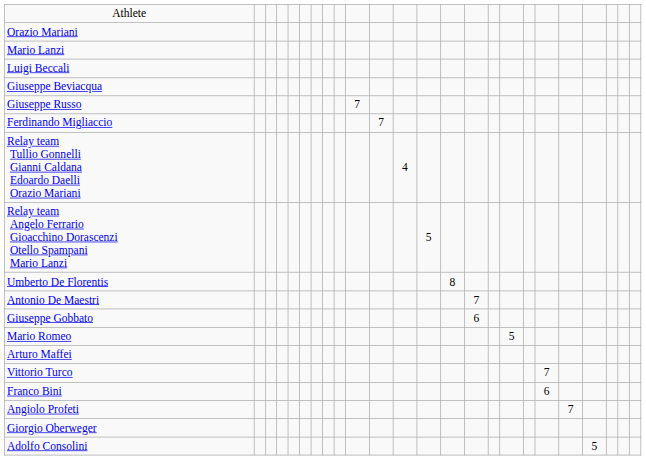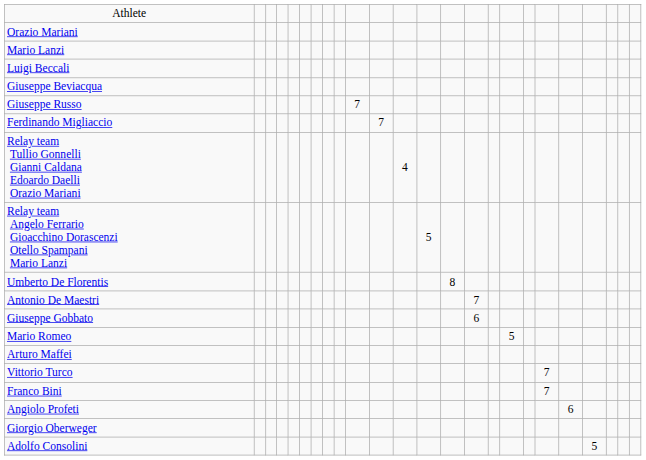(547, 391) 6 -> (547, 391) 7
(571, 409) 7 -> (571, 409) 6
